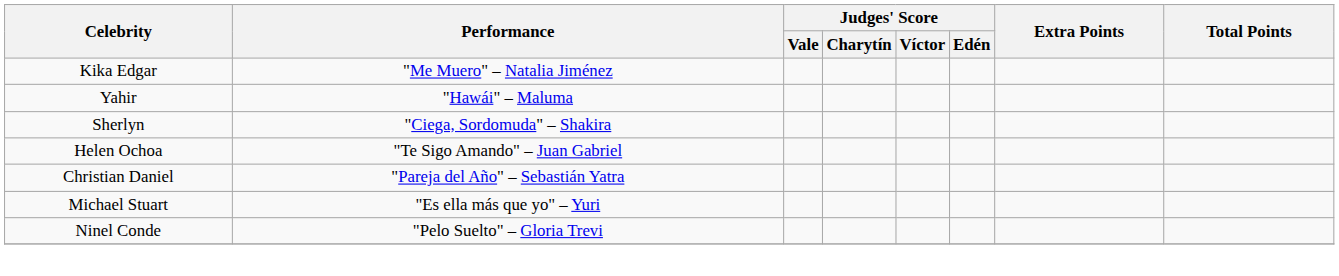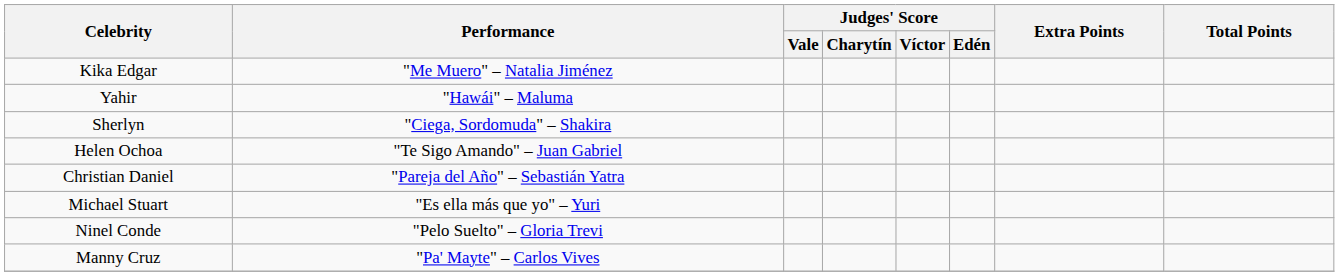+ row: (118, 257)
